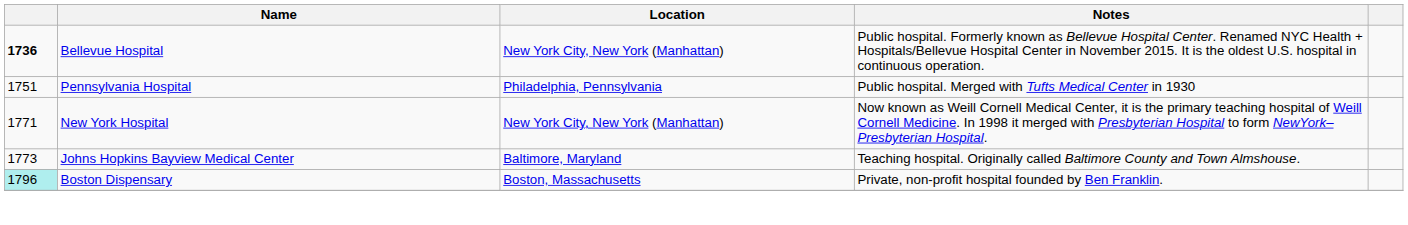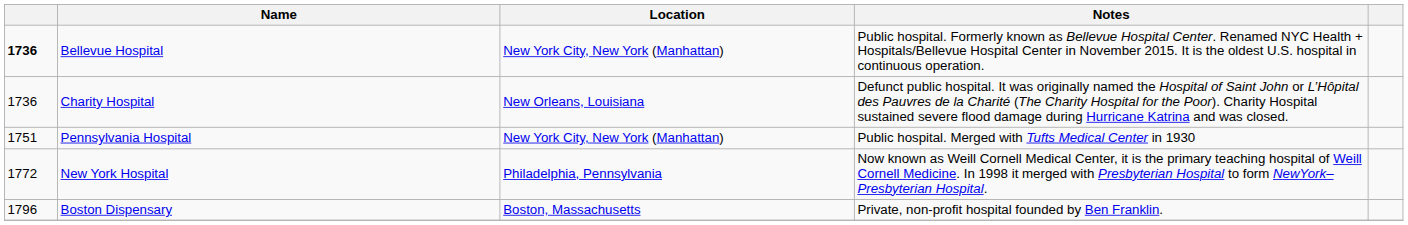+ row: (107, 101)
(583, 87) Philadelphia, Pennsylvania -> (613, 137) New York City, New York (Manhattan)
(22, 123) 1771 -> (22, 173) 1772
(613, 123) New York City, New York (Manhattan) -> (583, 173) Philadelphia, Pennsylvania
- row: (177, 159)
(22, 180) paleturquoise background -> (22, 209) no background
